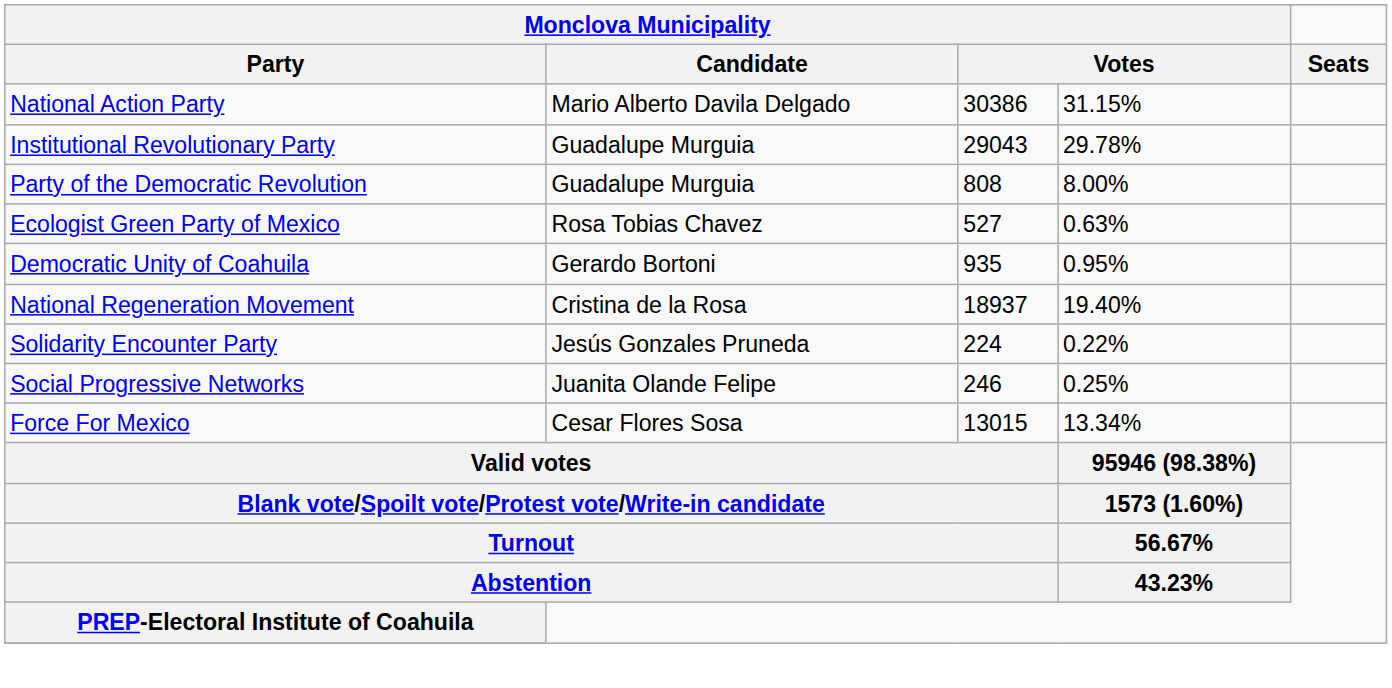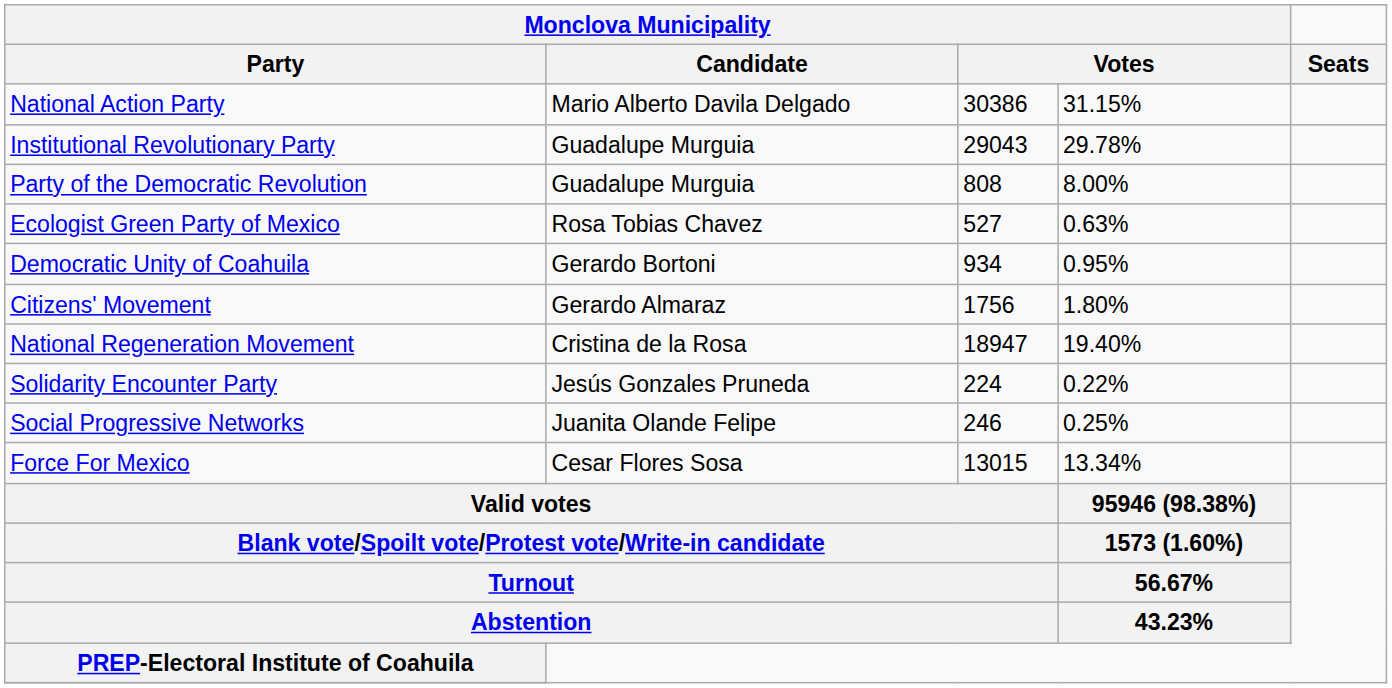(983, 264) 935 -> (983, 264) 934
+ row: (110, 304)
(995, 304) 18937 -> (995, 344) 18947
